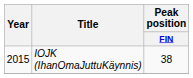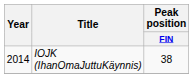(18, 59) 2015 -> (18, 59) 2014
